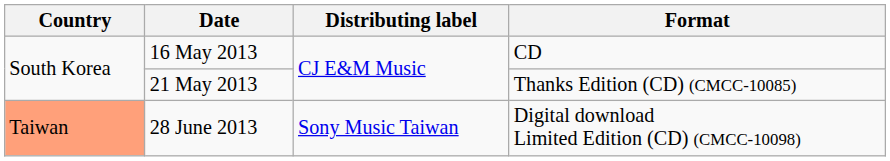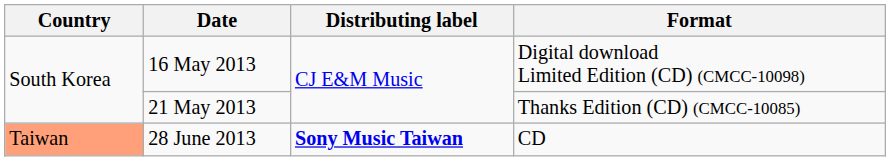(528, 52) CD -> (661, 63) Digital download Limited Edition (CD) (CMCC-10098)
(378, 127) normal -> (379, 139) bold
(657, 127) Digital download Limited Edition (CD) (CMCC-10098) -> (532, 139) CD
